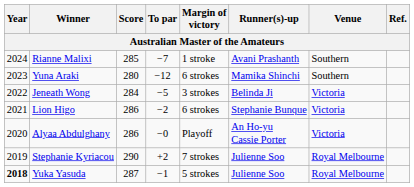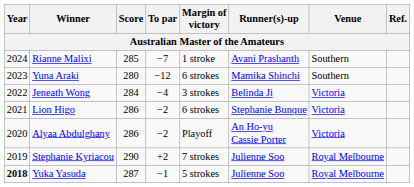(163, 93) −5 -> (163, 93) −4
(163, 133) −0 -> (163, 133) −2
